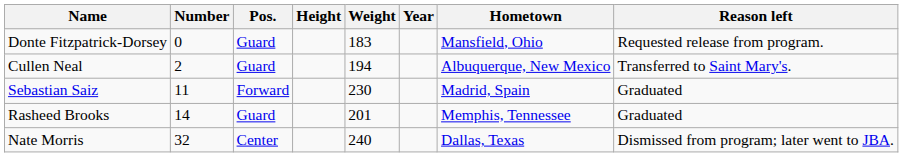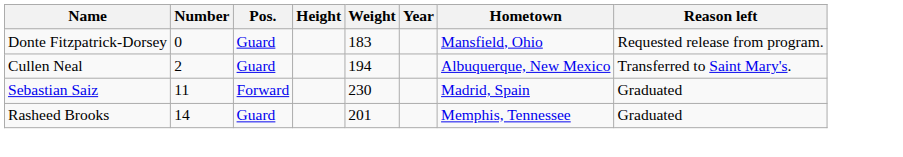- row: (46, 139)
